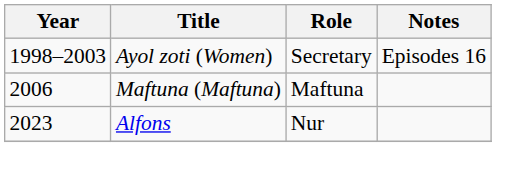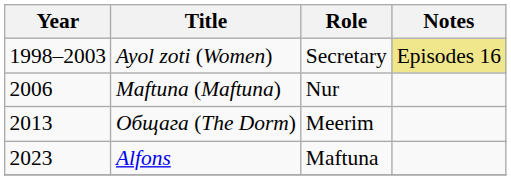(434, 55) no background -> (449, 55) khaki background
(327, 89) Maftuna -> (323, 89) Nur
+ row: (206, 123)
(307, 123) Nur -> (342, 157) Maftuna
